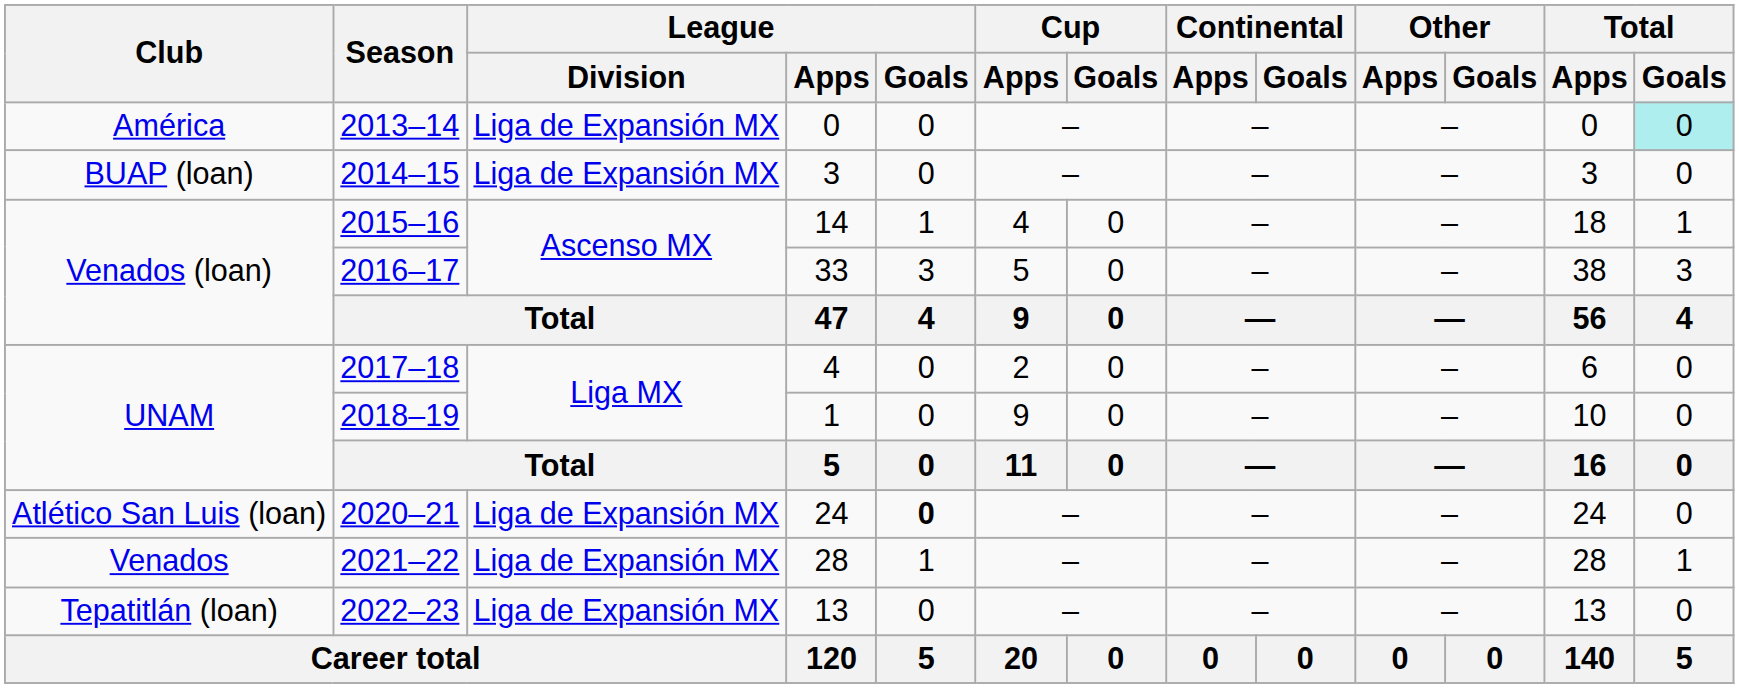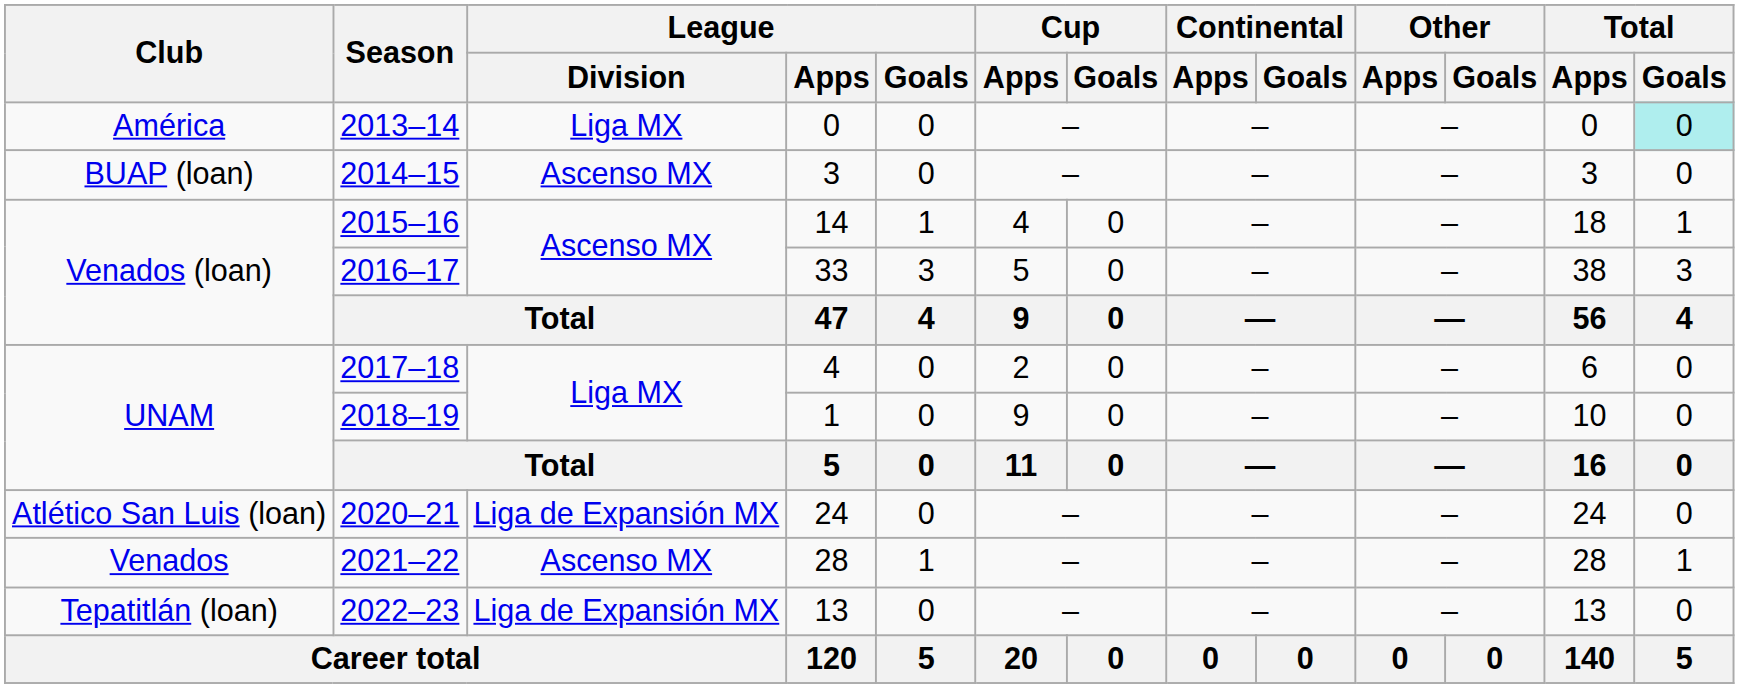(626, 125) Liga de Expansión MX -> (626, 125) Liga MX
(626, 174) Liga de Expansión MX -> (626, 174) Ascenso MX
(926, 513) bold -> (926, 513) normal
(626, 561) Liga de Expansión MX -> (626, 561) Ascenso MX
